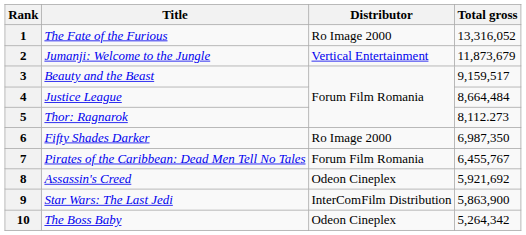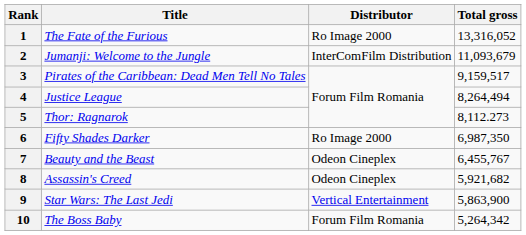(370, 55) Vertical Entertainment -> (382, 55) InterComFilm Distribution
(486, 55) 11,873,679 -> (486, 55) 11,093,679
(99, 76) Beauty and the Beast -> (175, 76) Pirates of the Caribbean: Dead Men Tell No Tales
(483, 96) 8,664,484 -> (483, 96) 8,264,494
(175, 158) Pirates of the Caribbean: Dead Men Tell No Tales -> (99, 158) Beauty and the Beast
(368, 158) Forum Film Romania -> (354, 158) Odeon Cineplex
(483, 179) 5,921,692 -> (483, 179) 5,921,682
(382, 199) InterComFilm Distribution -> (370, 199) Vertical Entertainment
(354, 220) Odeon Cineplex -> (368, 220) Forum Film Romania
